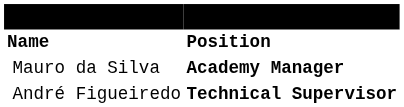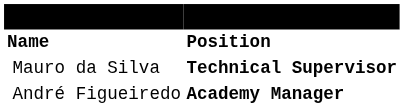(265, 69) Academy Manager -> (292, 69) Technical Supervisor
(292, 94) Technical Supervisor -> (265, 94) Academy Manager
